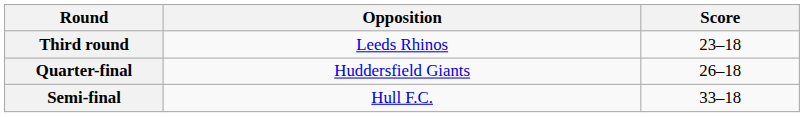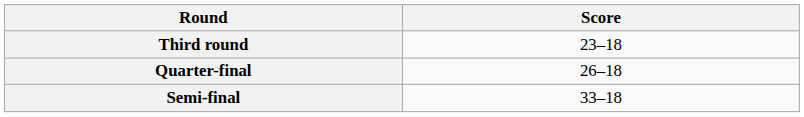- column: (402, 17)
